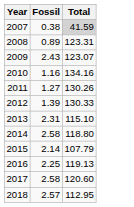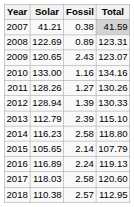+ column: (47, 12)
(51, 118) 2.31 -> (84, 118) 2.39
(51, 164) 2.25 -> (84, 164) 2.24
